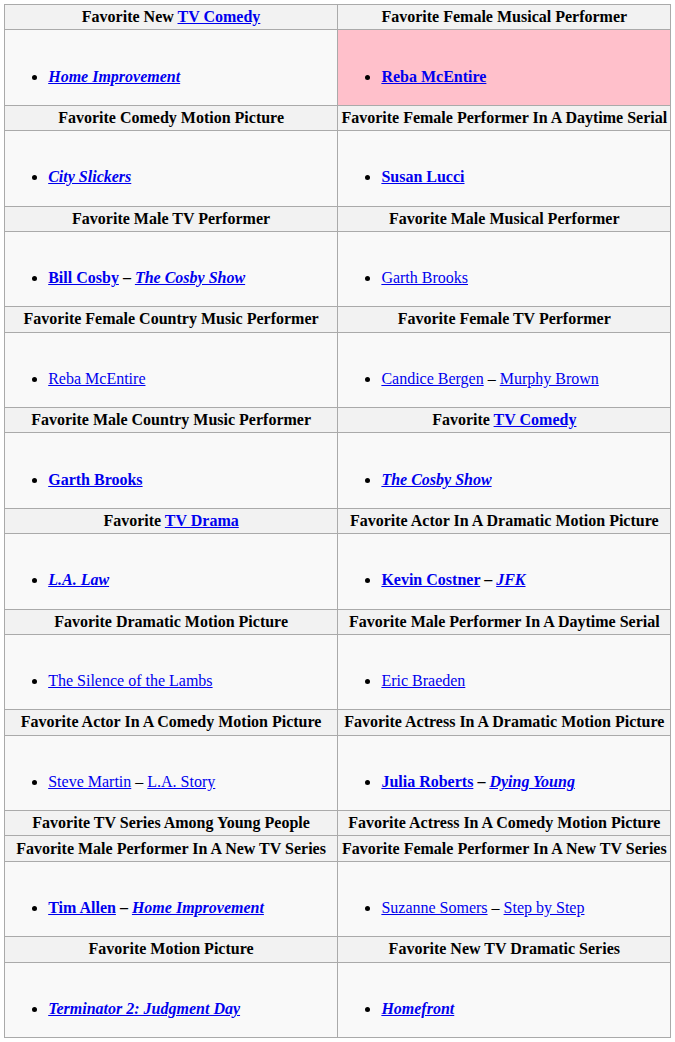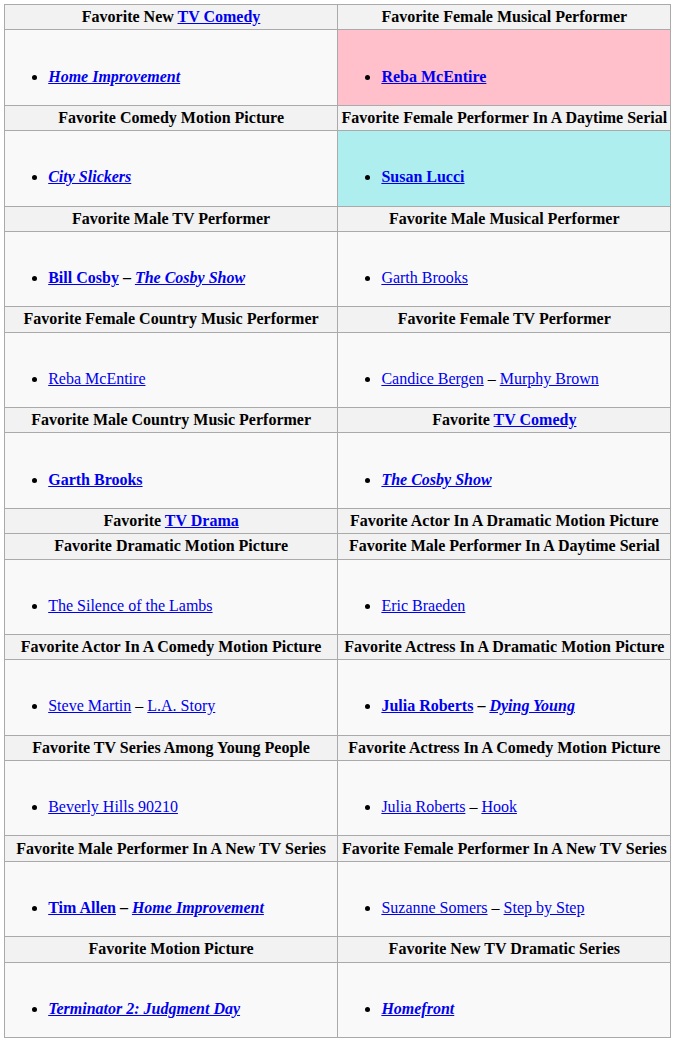(504, 177) no background -> (504, 177) paleturquoise background
- row: (171, 580)
+ row: (171, 807)
